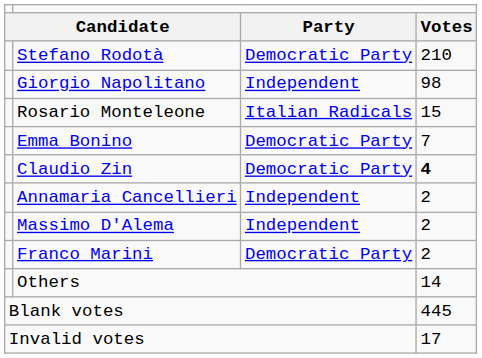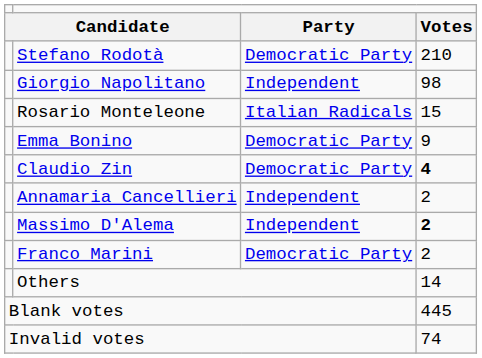(426, 141) 7 -> (426, 141) 9
(426, 226) normal -> (426, 226) bold
(431, 339) 17 -> (431, 339) 74
